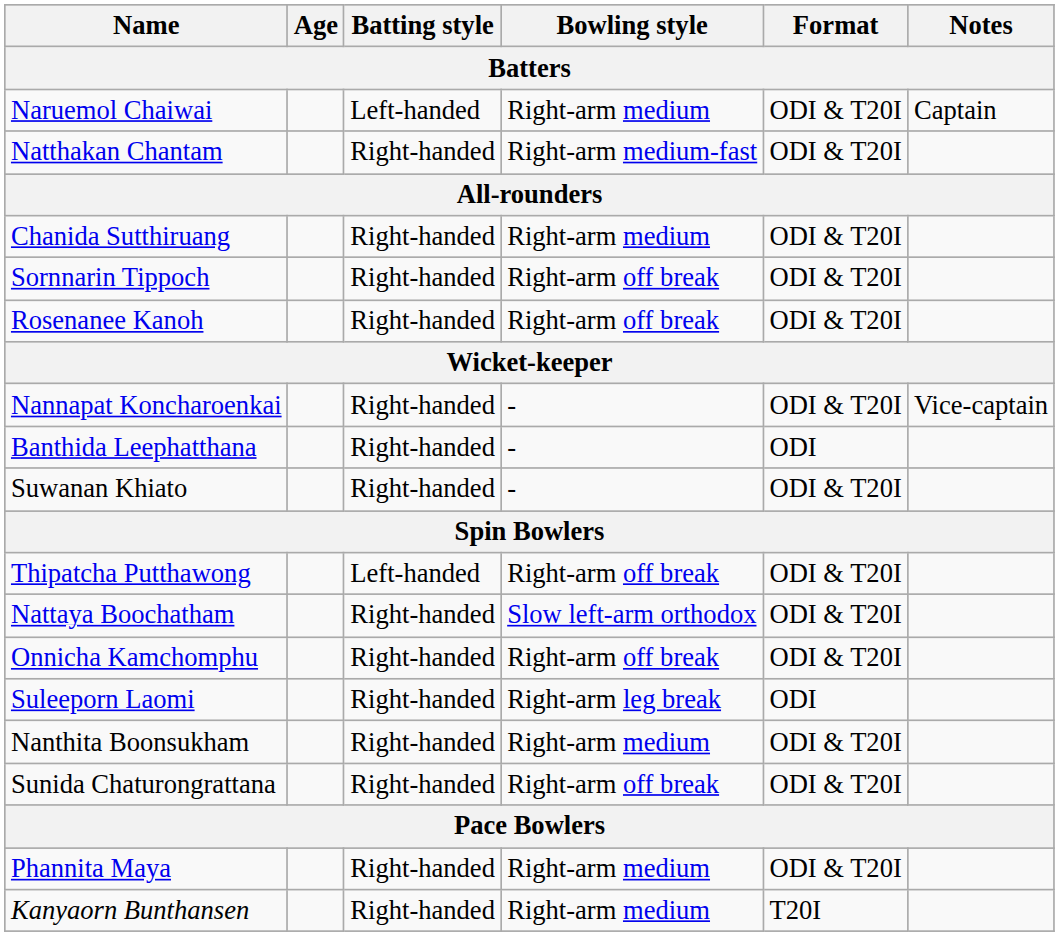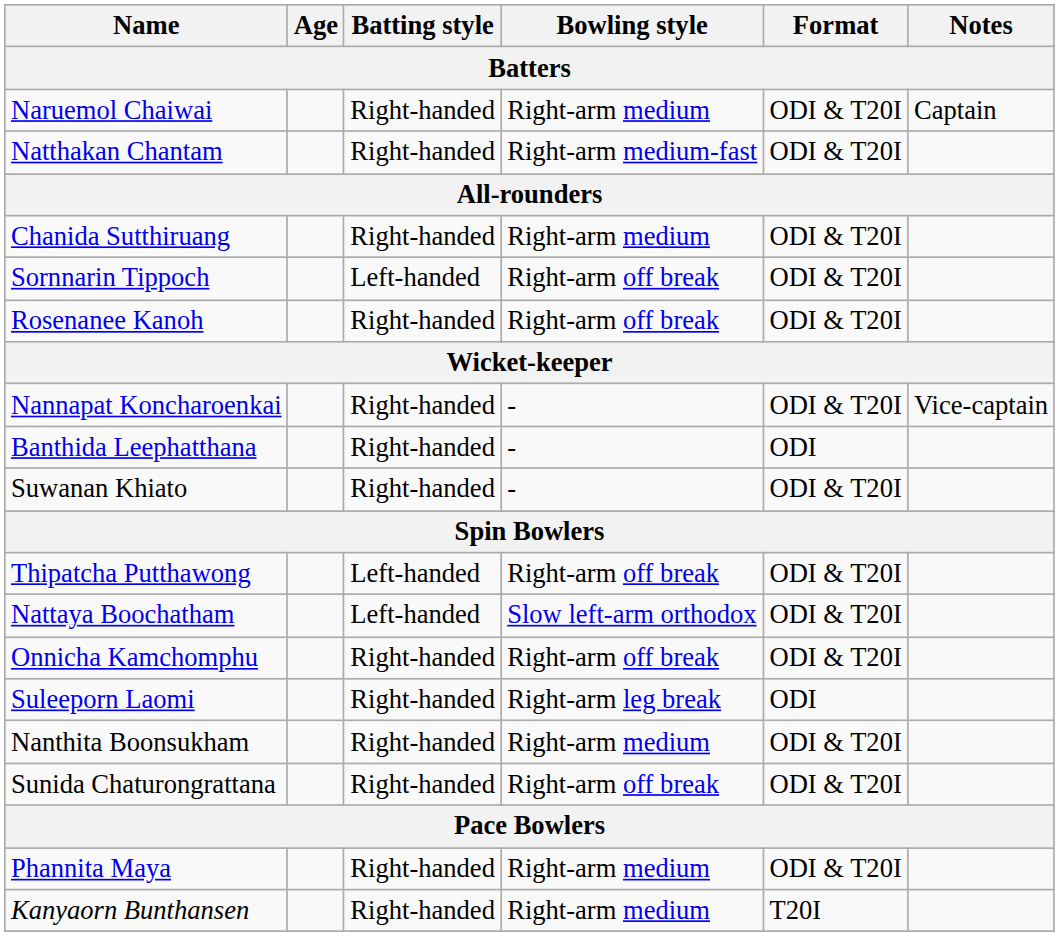(415, 109) Left-handed -> (423, 109) Right-handed
(423, 278) Right-handed -> (415, 278) Left-handed
(423, 615) Right-handed -> (415, 615) Left-handed
